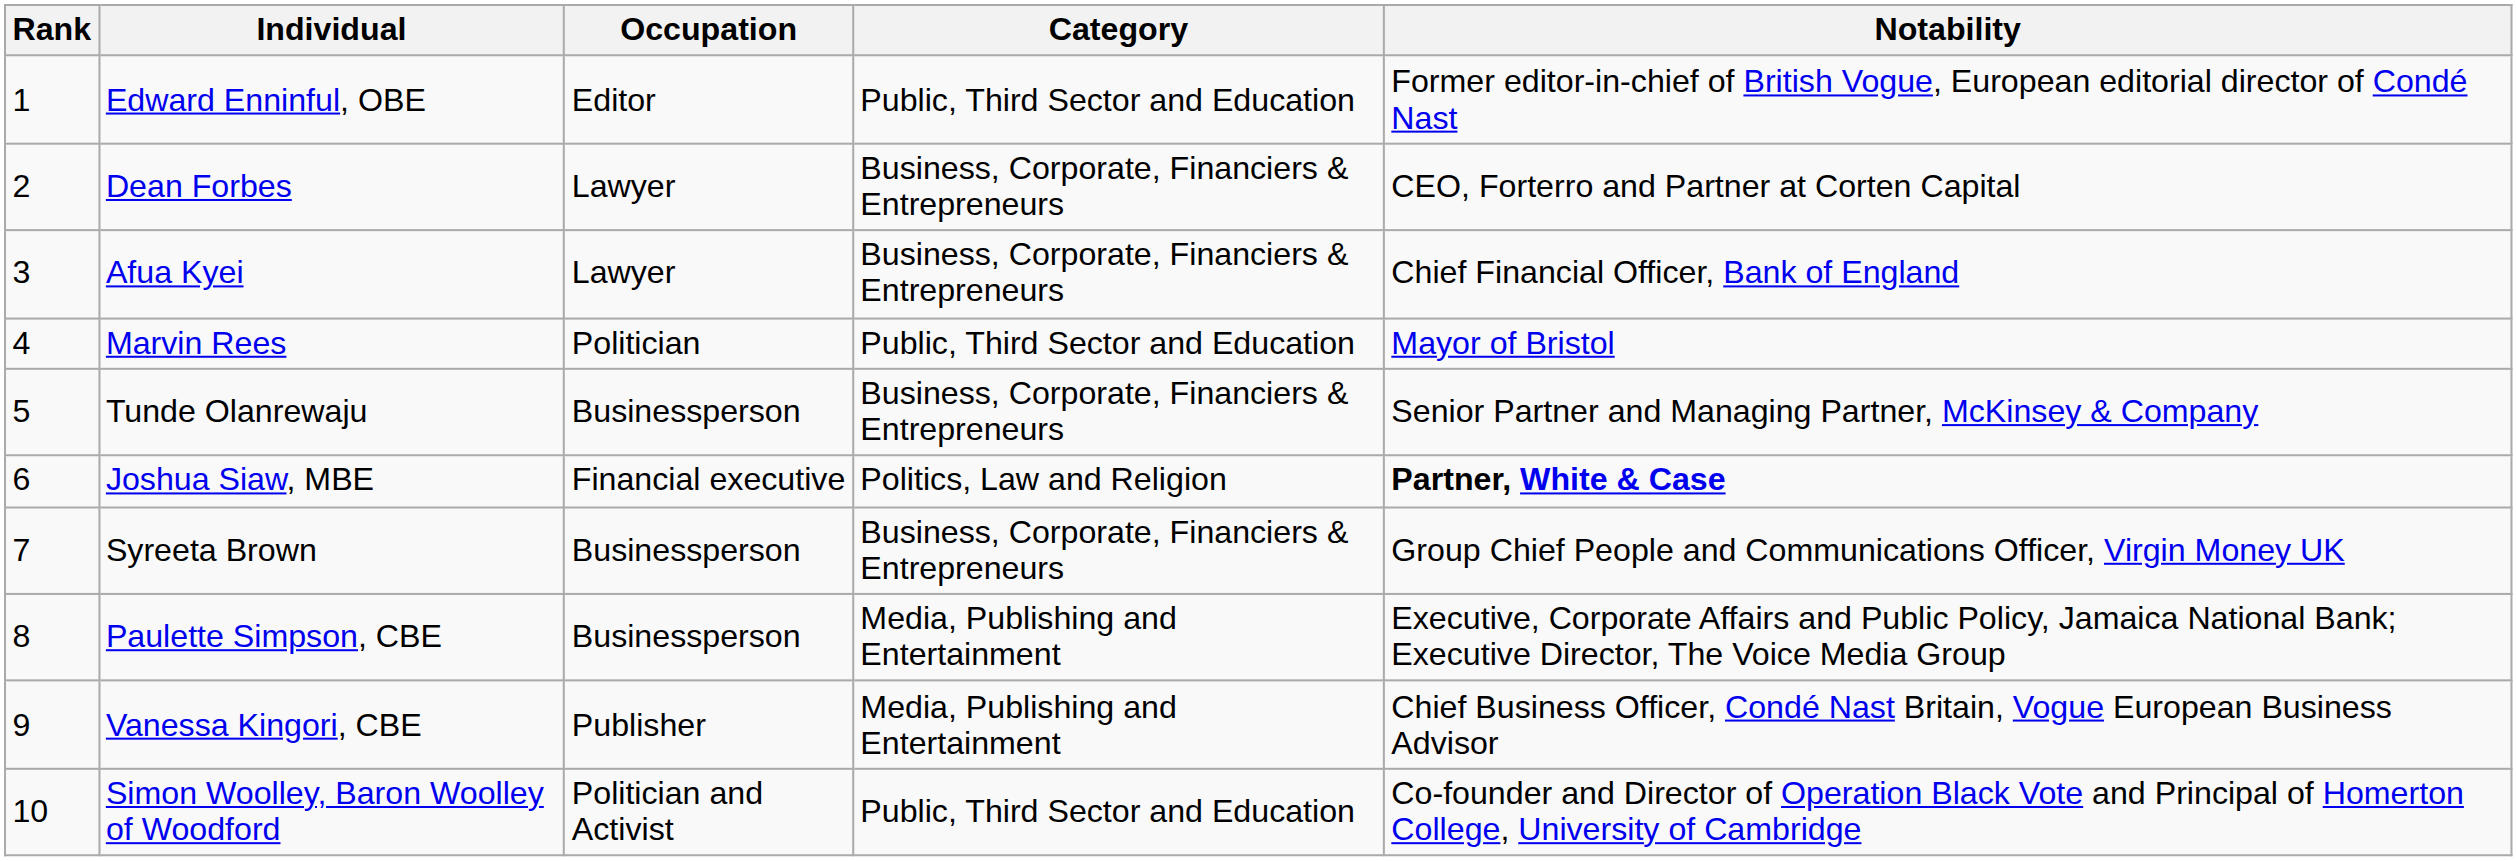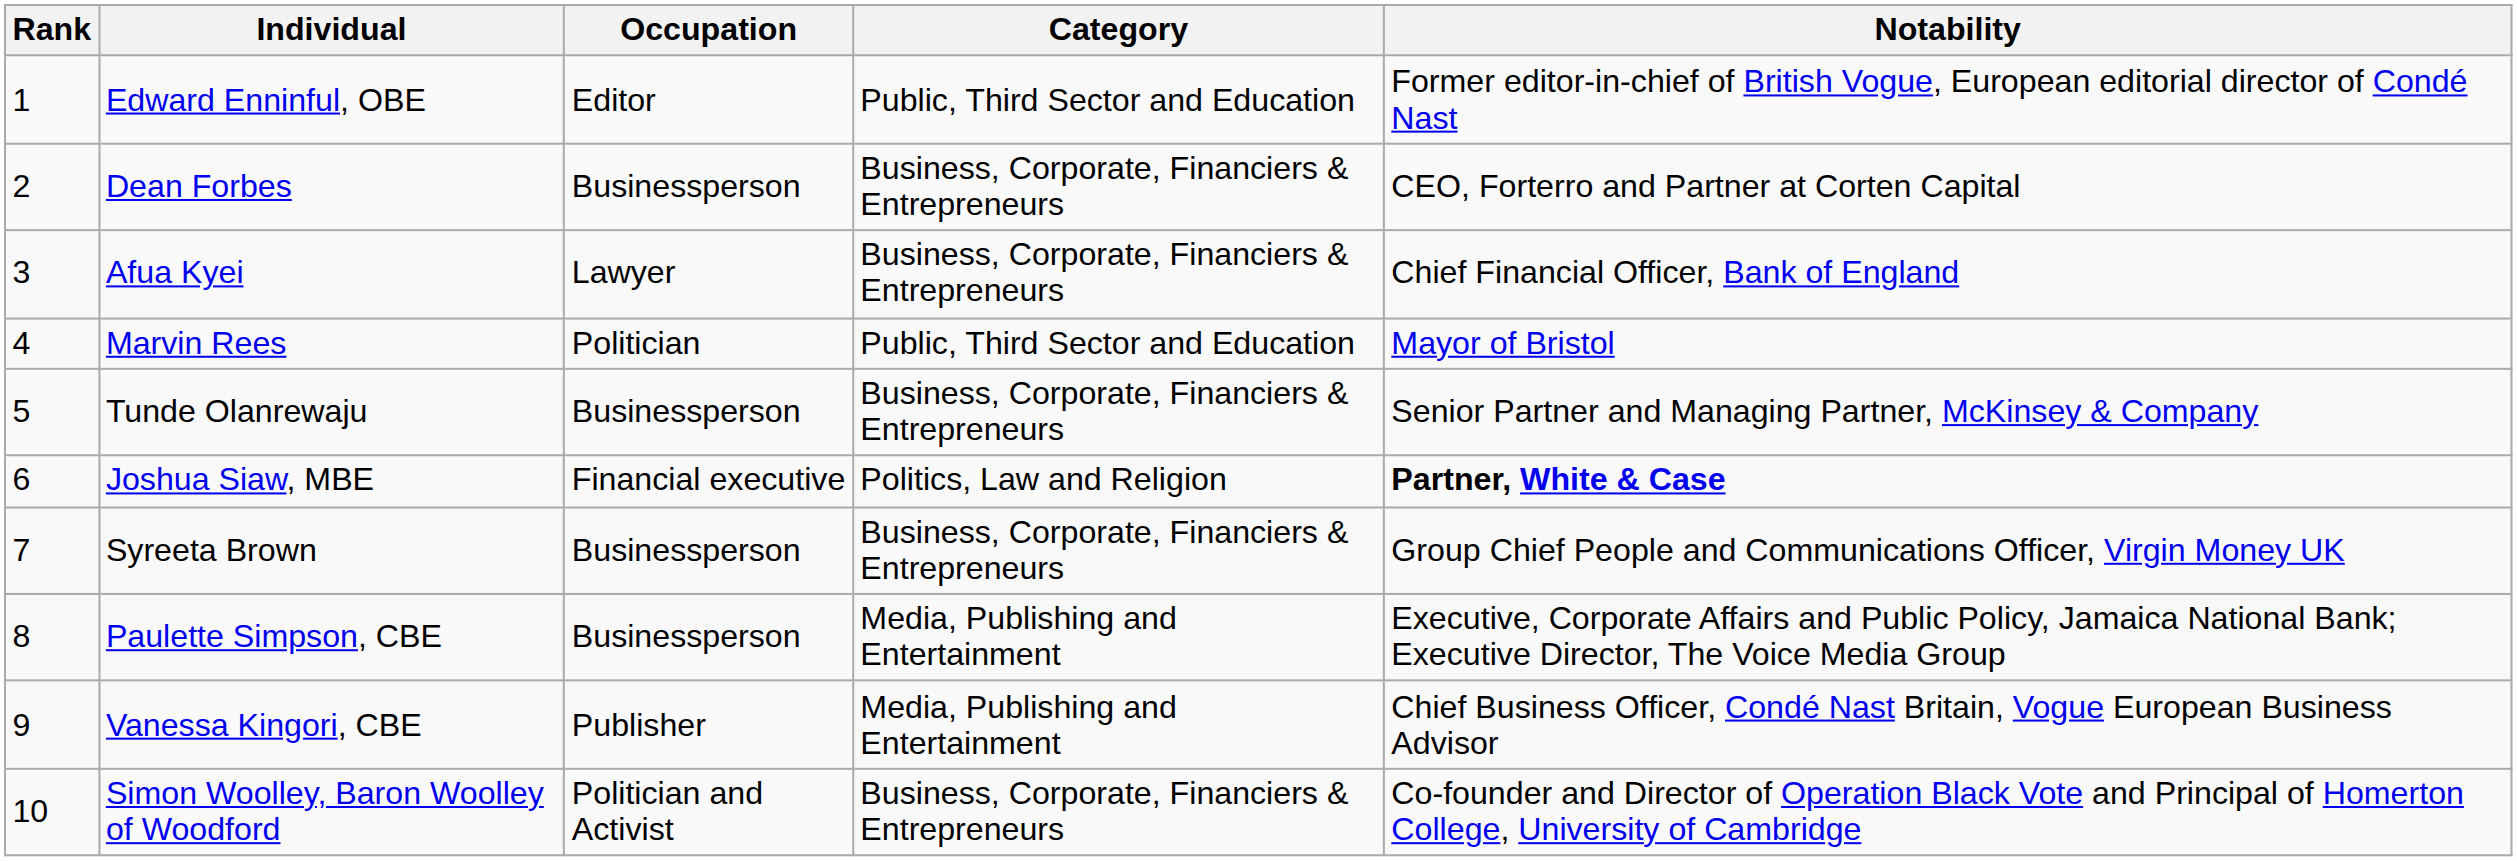(624, 186) Lawyer -> (686, 186) Businessperson
(1108, 811) Public, Third Sector and Education -> (1104, 811) Business, Corporate, Financiers & Entrepreneurs
